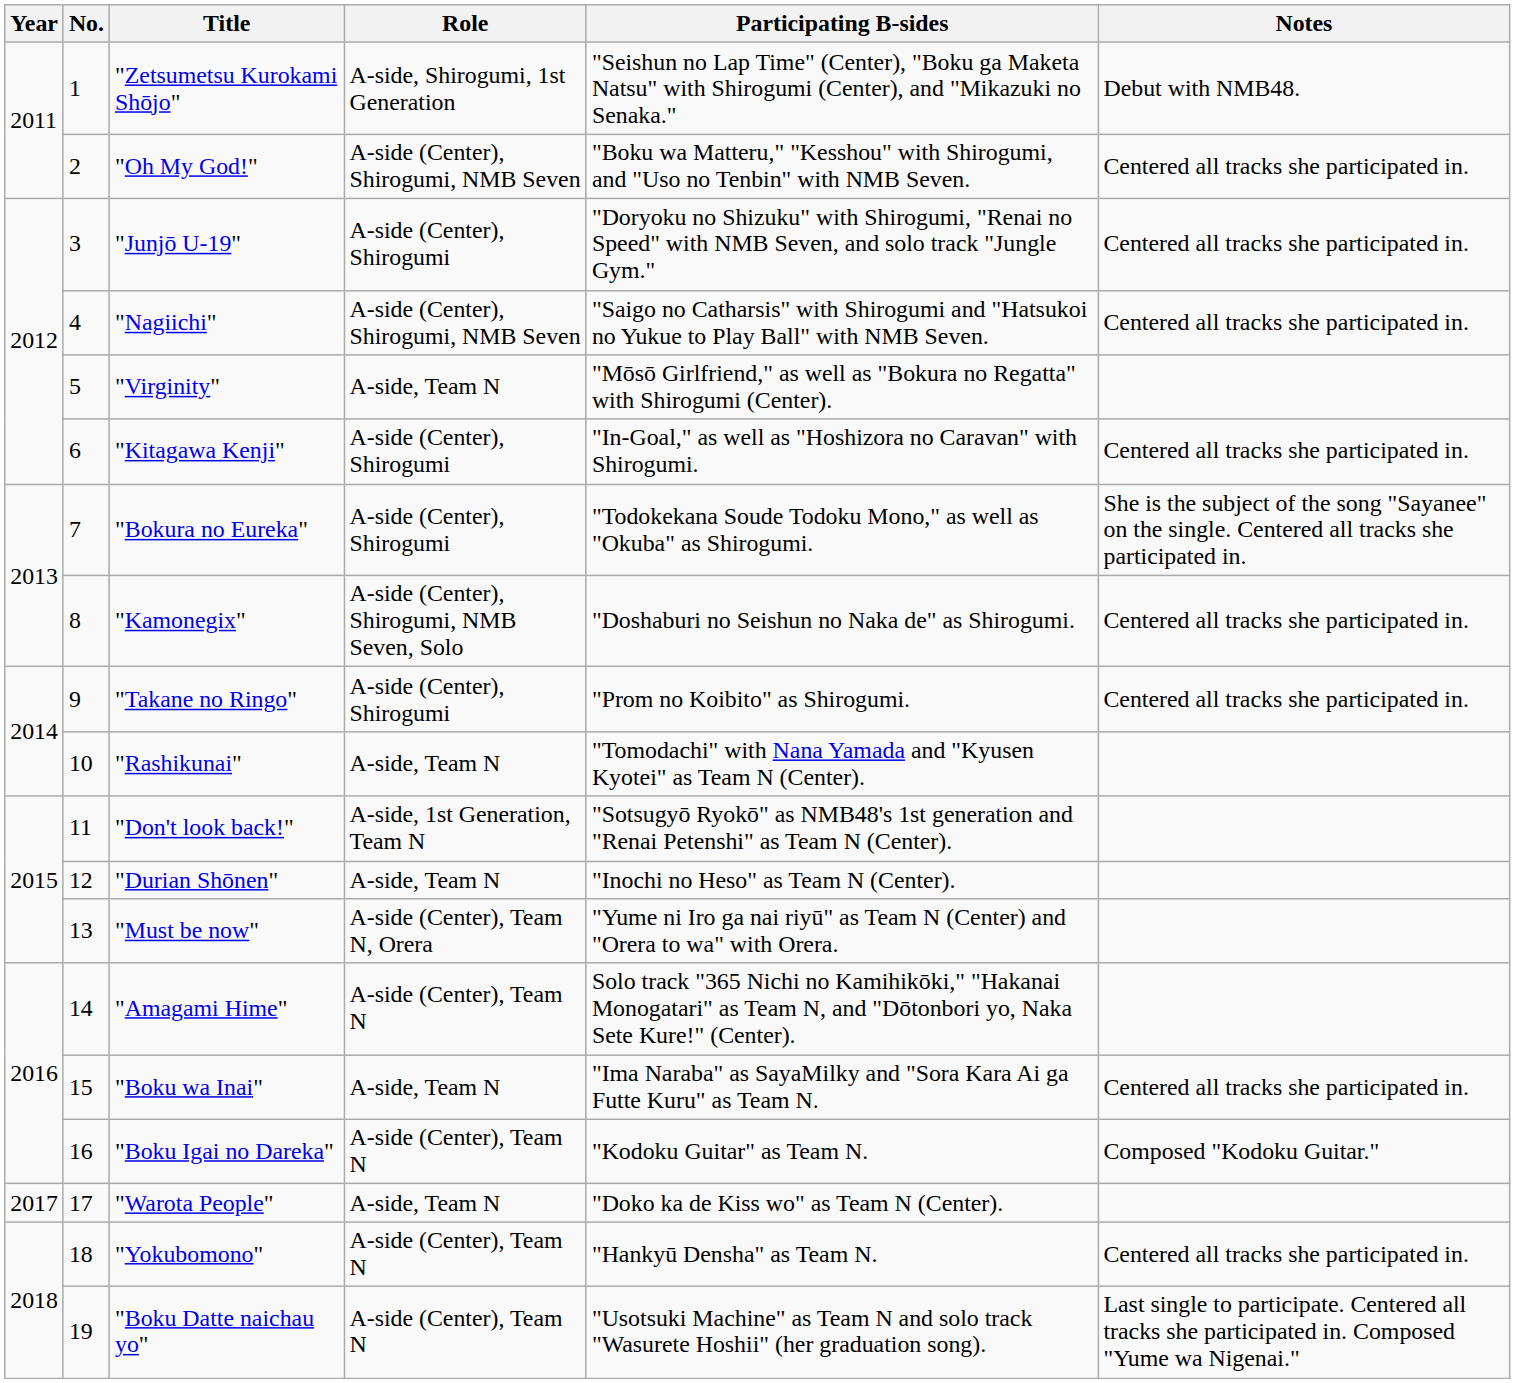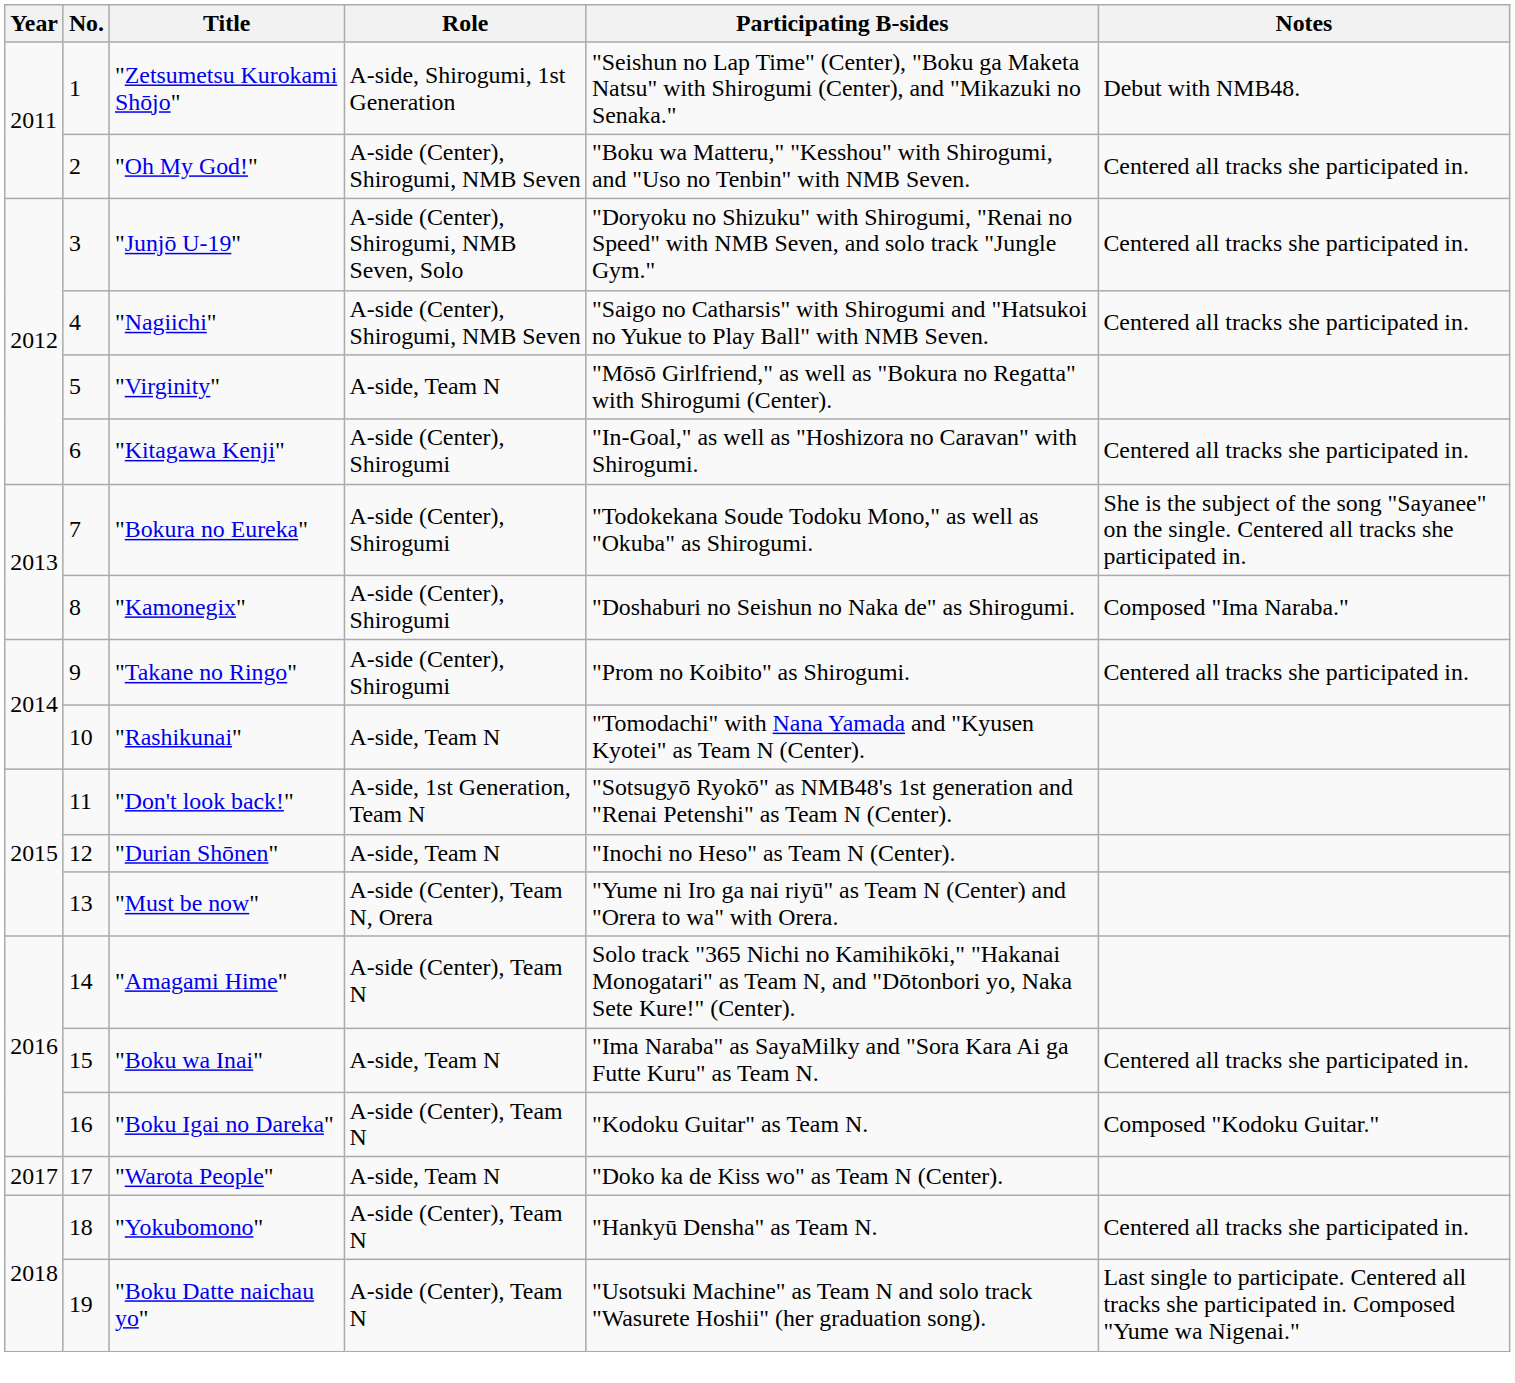(427, 244) A-side (Center), Shirogumi -> (433, 244) A-side (Center), Shirogumi, NMB Seven, Solo
(433, 620) A-side (Center), Shirogumi, NMB Seven, Solo -> (427, 607) A-side (Center), Shirogumi
(1286, 620) Centered all tracks she participated in. -> (1226, 607) Composed "Ima Naraba."
